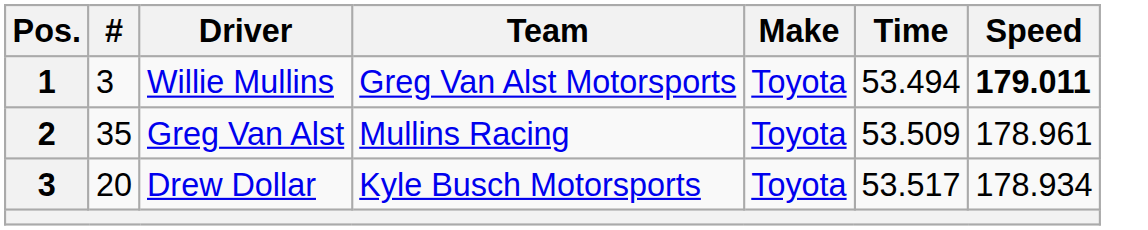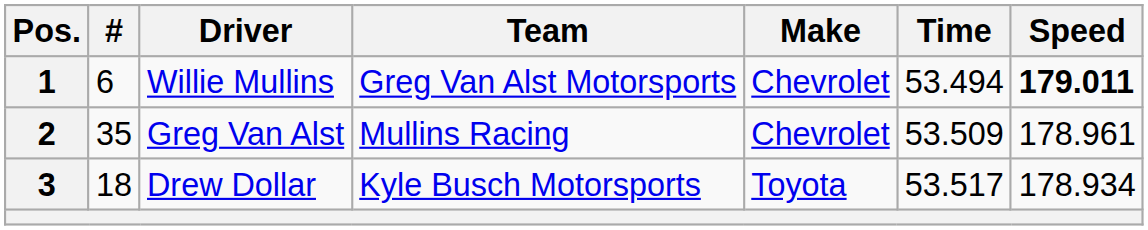(105, 82) 3 -> (105, 82) 6
(799, 82) Toyota -> (820, 82) Chevrolet
(799, 133) Toyota -> (820, 133) Chevrolet
(114, 185) 20 -> (114, 185) 18
